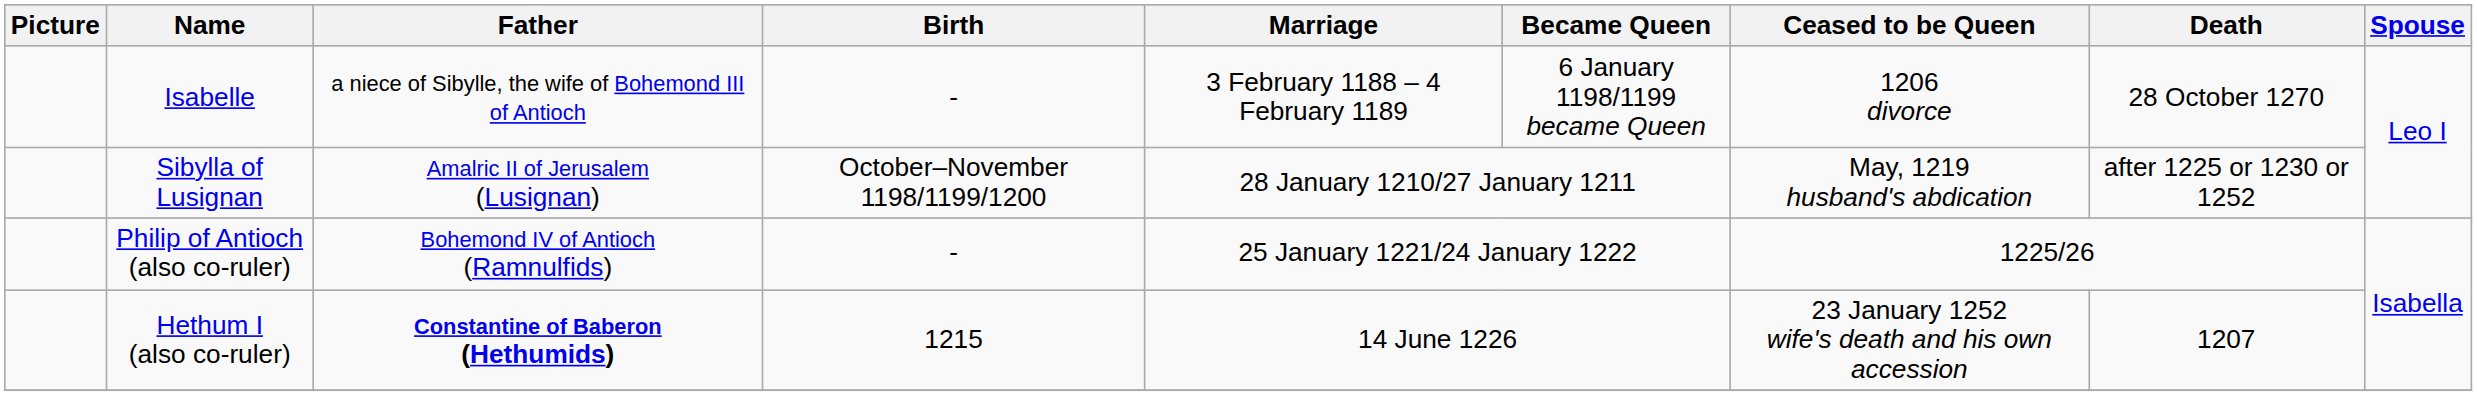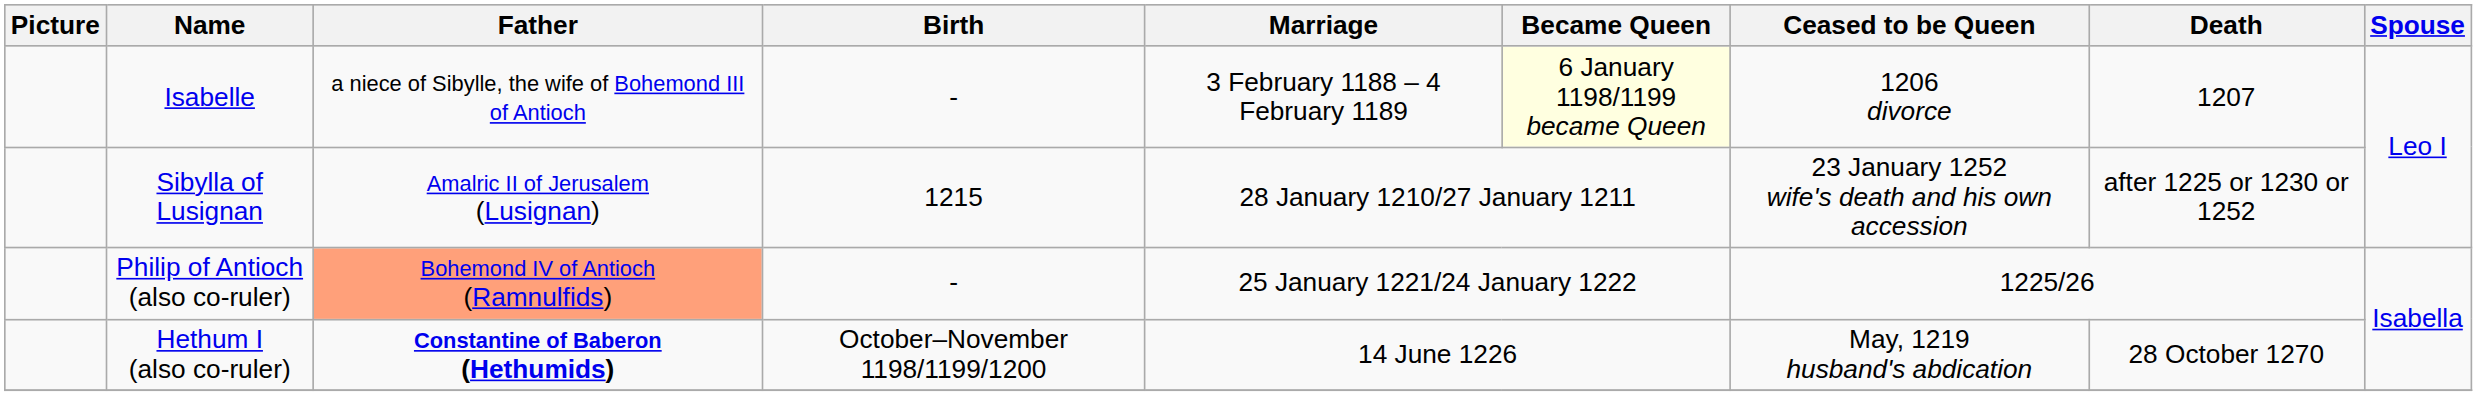(1616, 96) no background -> (1616, 96) lightyellow background
(2226, 96) 28 October 1270 -> (2226, 96) 1207
(954, 182) October–November 1198/1199/1200 -> (954, 197) 1215
(1909, 182) May, 1219 husband's abdication -> (1909, 197) 23 January 1252 wife's death and his own accession
(538, 255) no background -> (538, 284) lightsalmon background
(954, 339) 1215 -> (954, 354) October–November 1198/1199/1200
(1909, 339) 23 January 1252 wife's death and his own accession -> (1909, 354) May, 1219 husband's abdication
(2226, 339) 1207 -> (2226, 354) 28 October 1270
